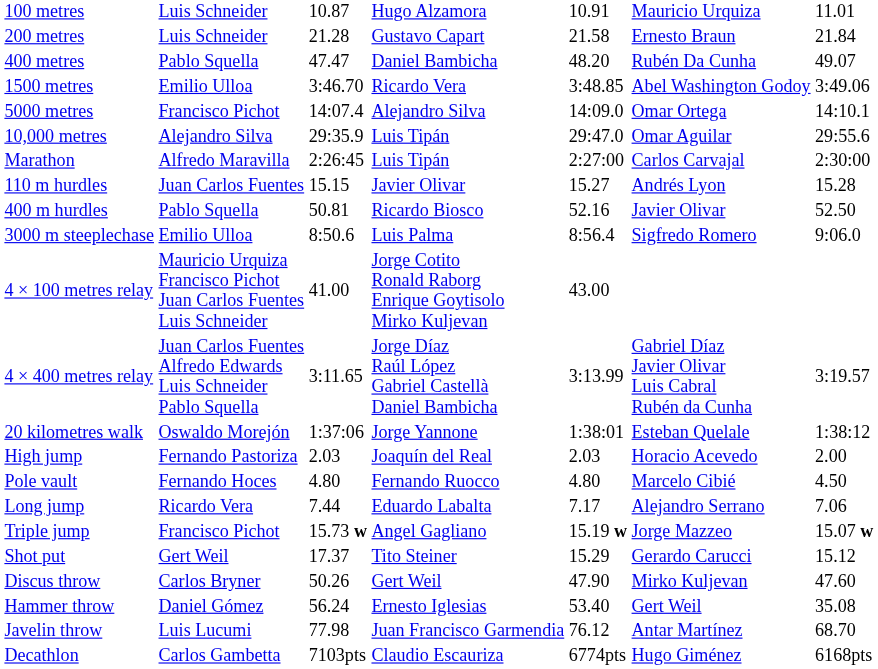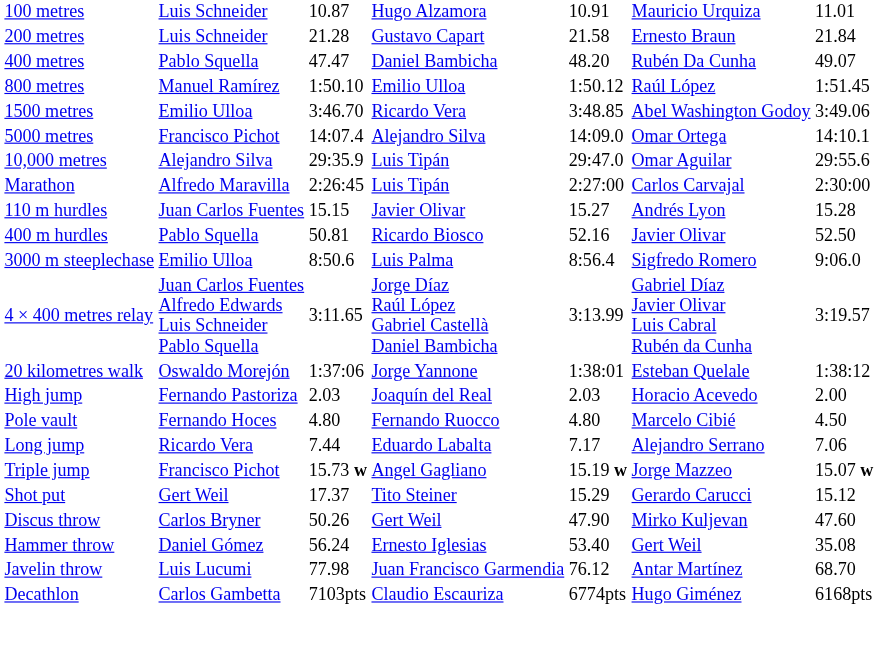+ row: (44, 86)
- row: (79, 290)
